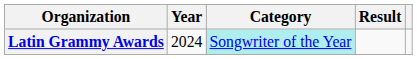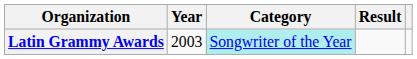(187, 41) 2024 -> (187, 41) 2003
